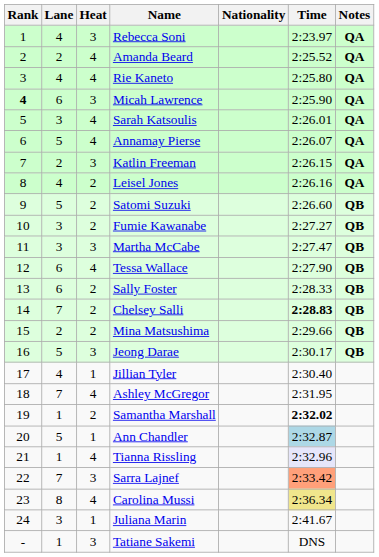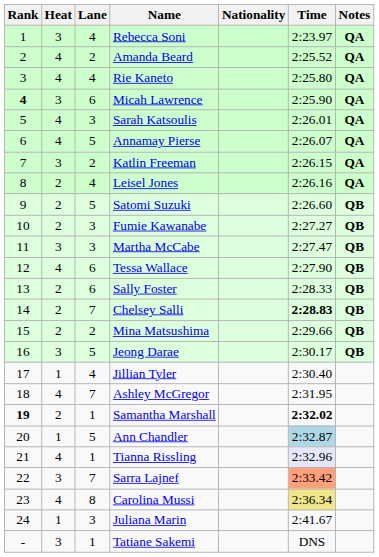columns swapped: (93, 15) <-> (59, 15)
(23, 415) normal -> (23, 415) bold
